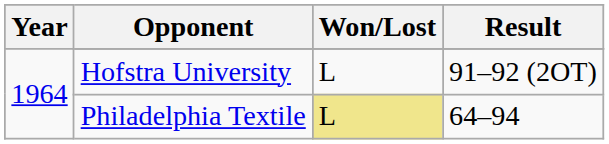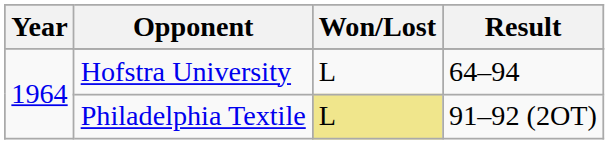(523, 71) 91–92 (2OT) -> (484, 71) 64–94
(484, 116) 64–94 -> (523, 116) 91–92 (2OT)
